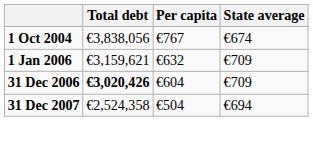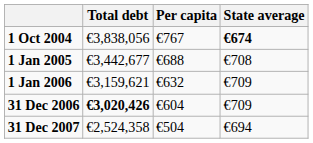(238, 37) normal -> (238, 37) bold
+ row: (40, 60)
